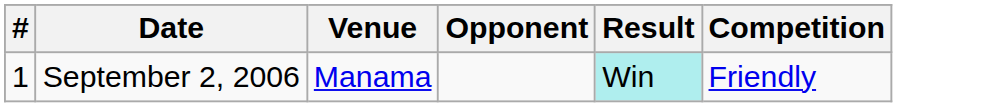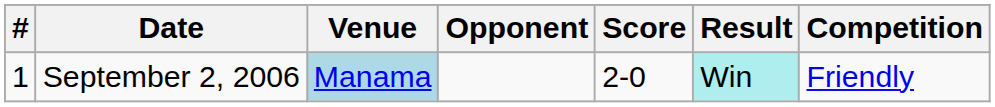+ column: (644, 28)
(373, 76) no background -> (373, 76) lightblue background
